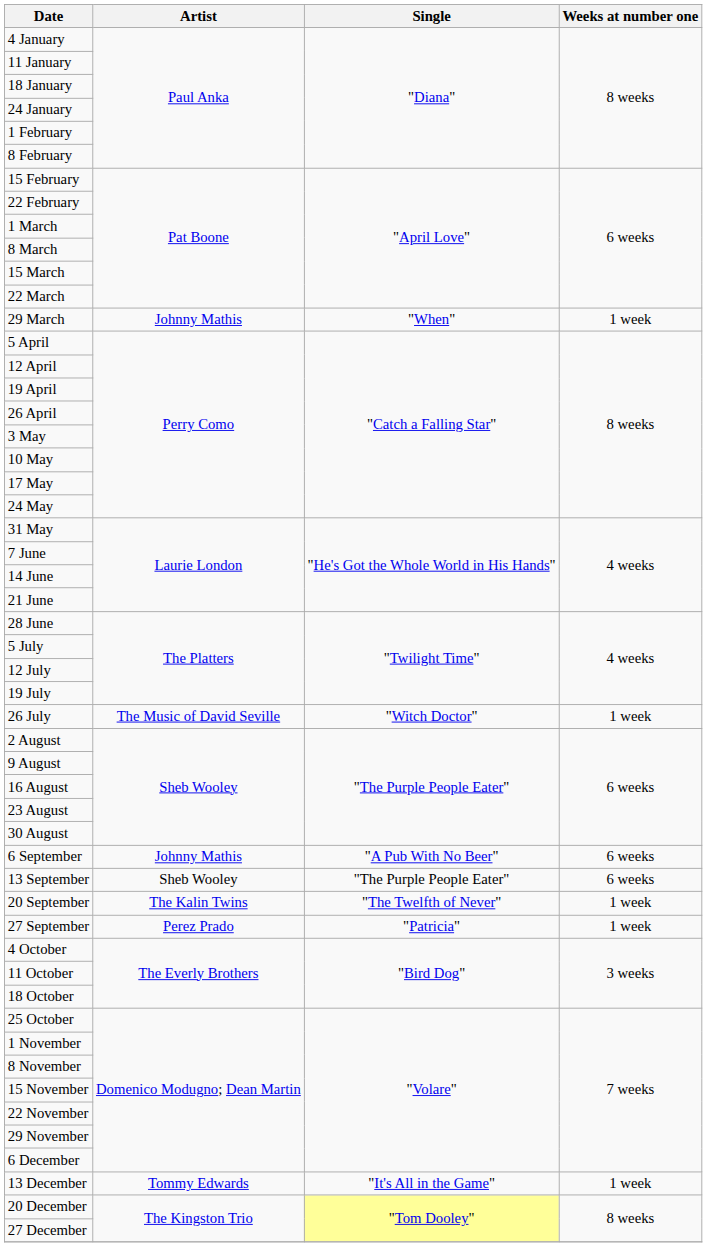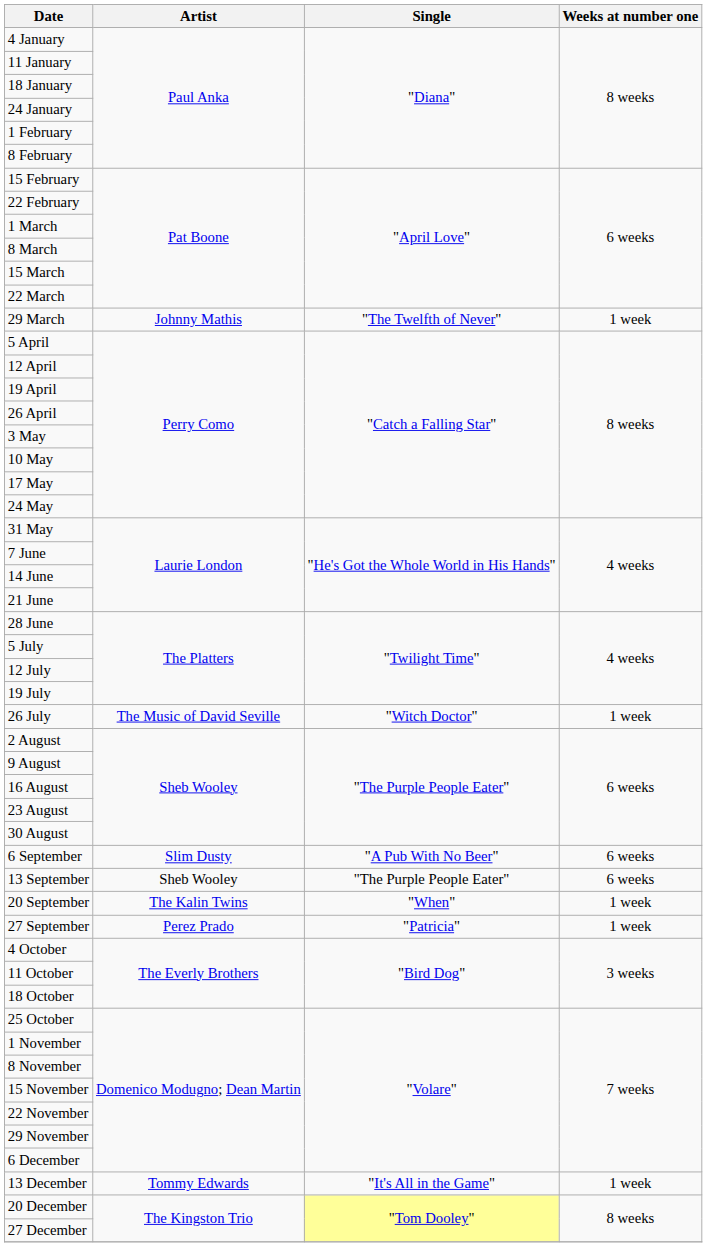(432, 319) "When" -> (432, 319) "The Twelfth of Never"
(198, 856) Johnny Mathis -> (198, 856) Slim Dusty
(432, 903) "The Twelfth of Never" -> (432, 903) "When"
